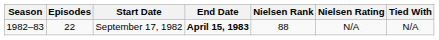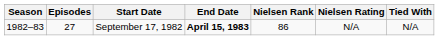(70, 27) 22 -> (70, 27) 27
(283, 27) 88 -> (283, 27) 86
